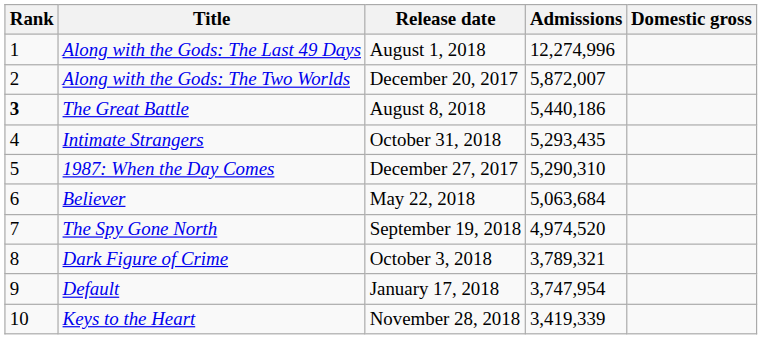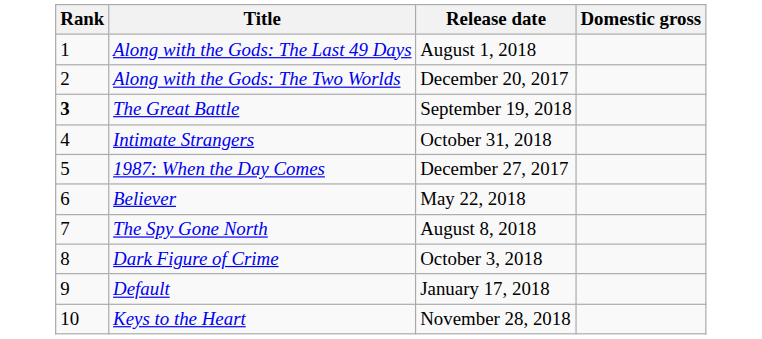- column: (576, 19)
(428, 109) August 8, 2018 -> (496, 109) September 19, 2018
(445, 229) September 19, 2018 -> (478, 229) August 8, 2018
